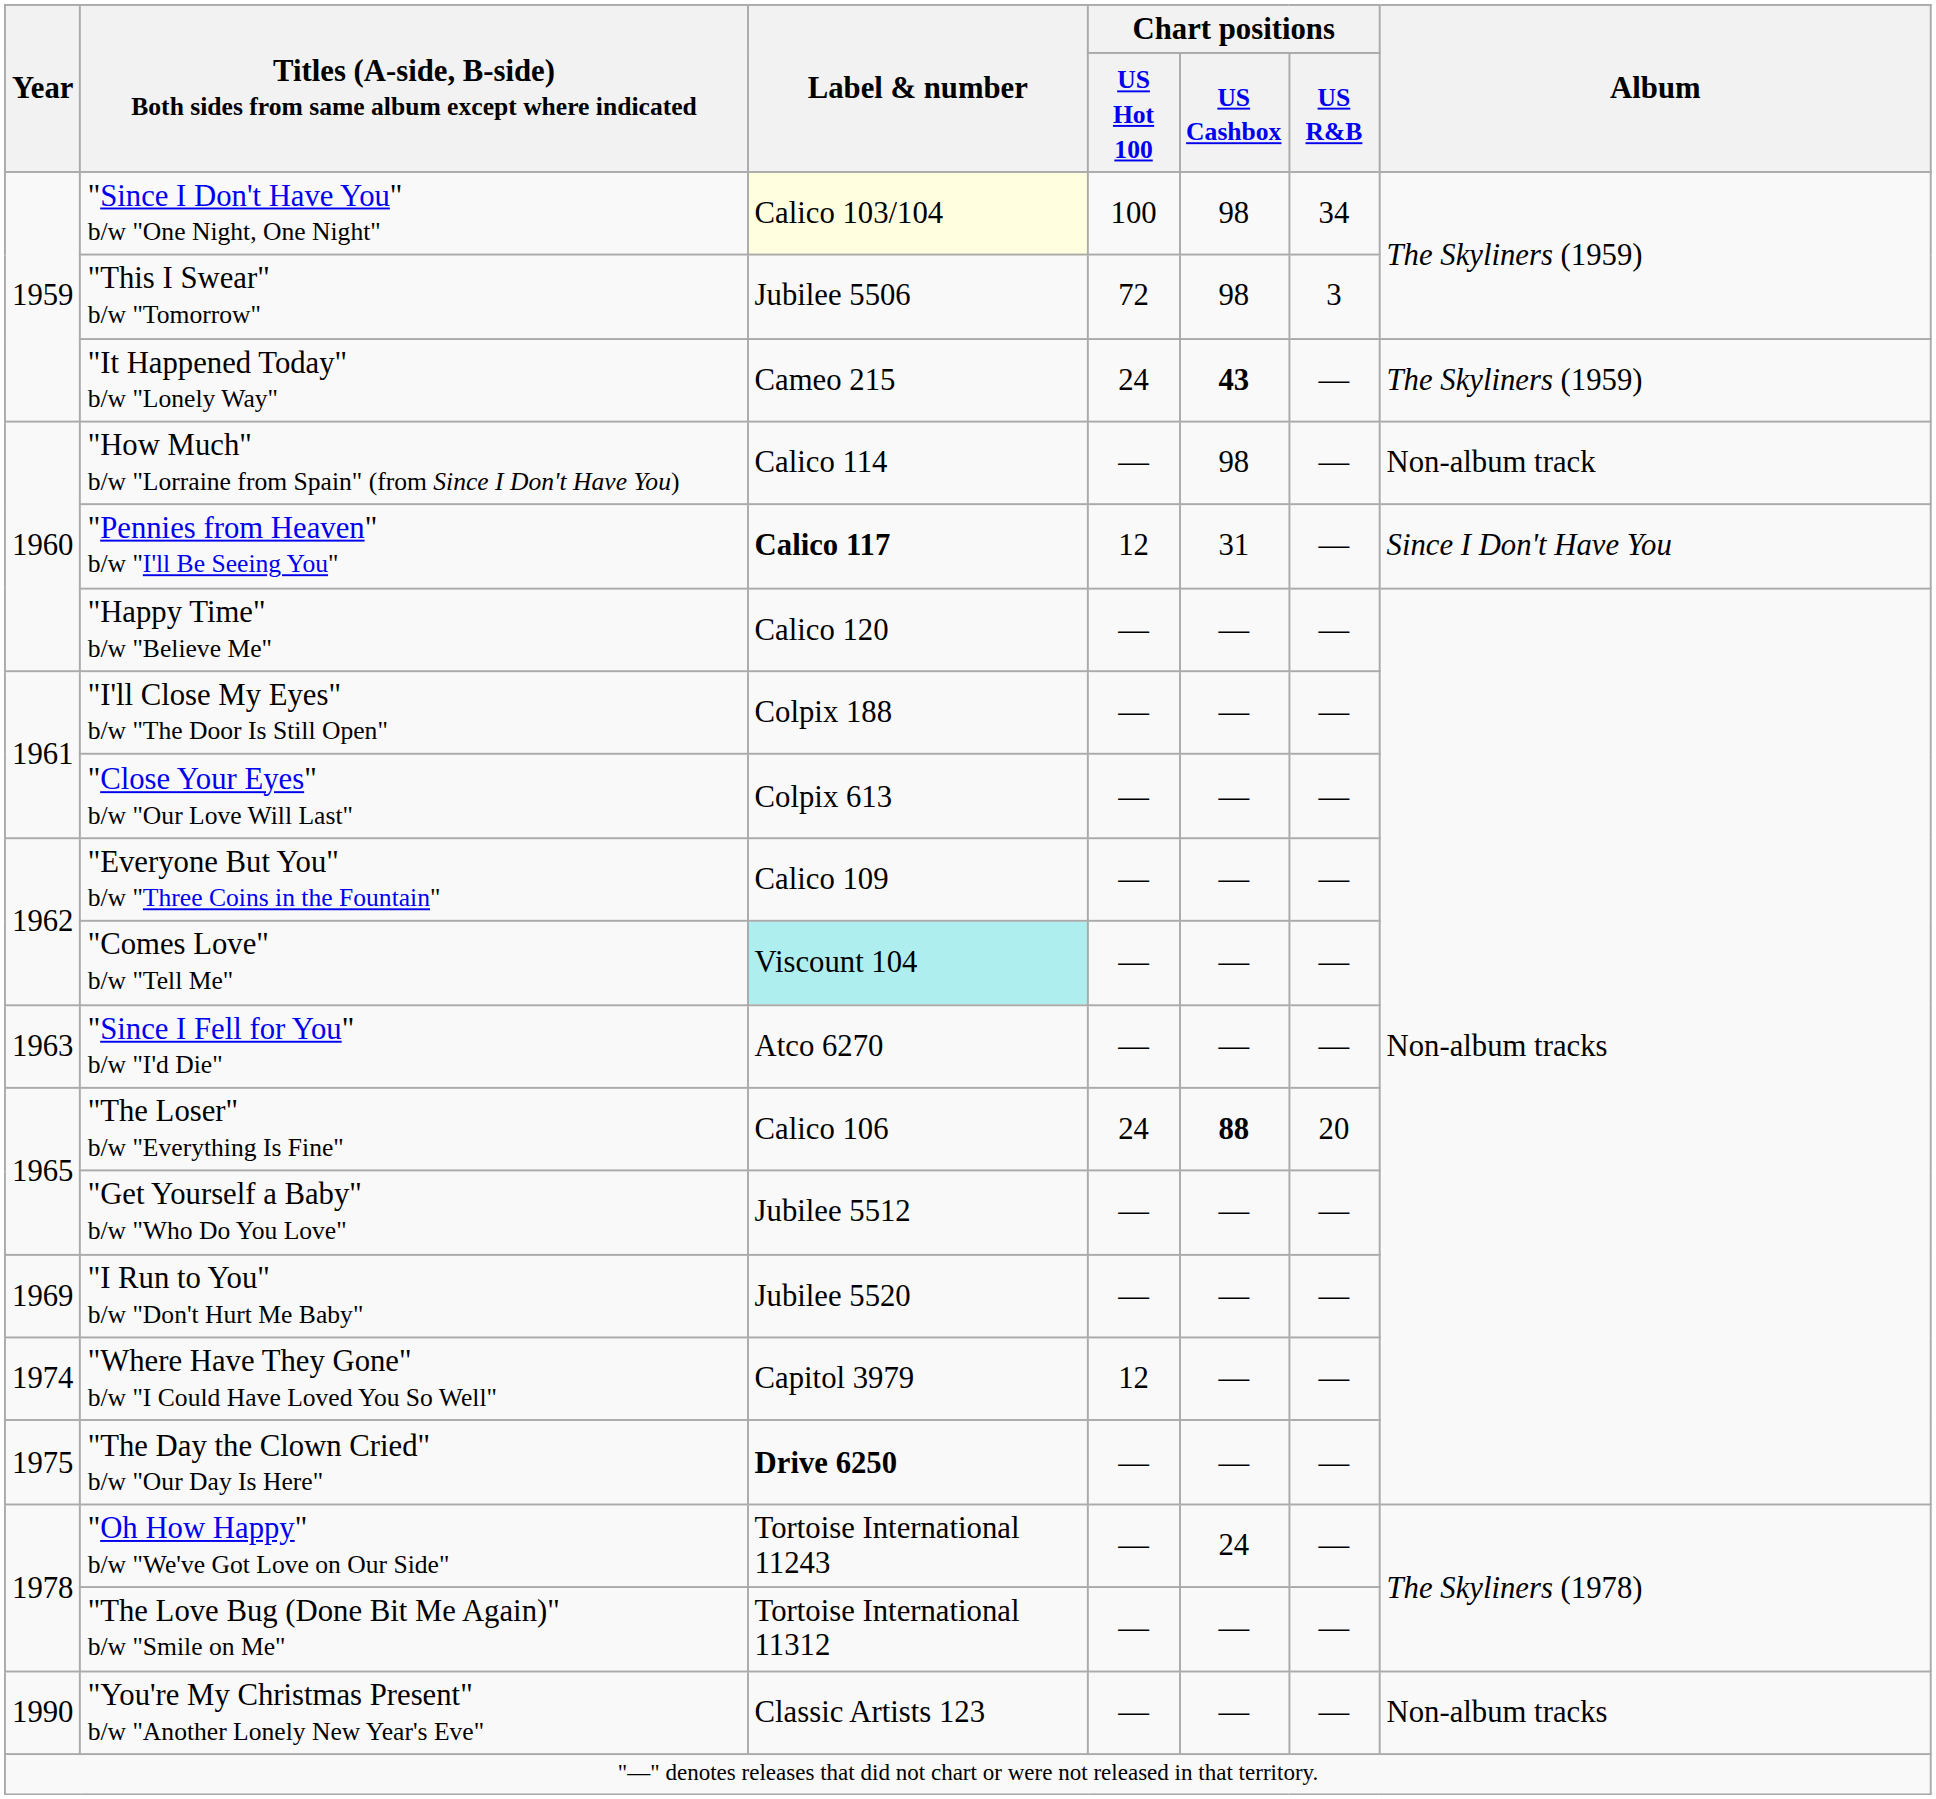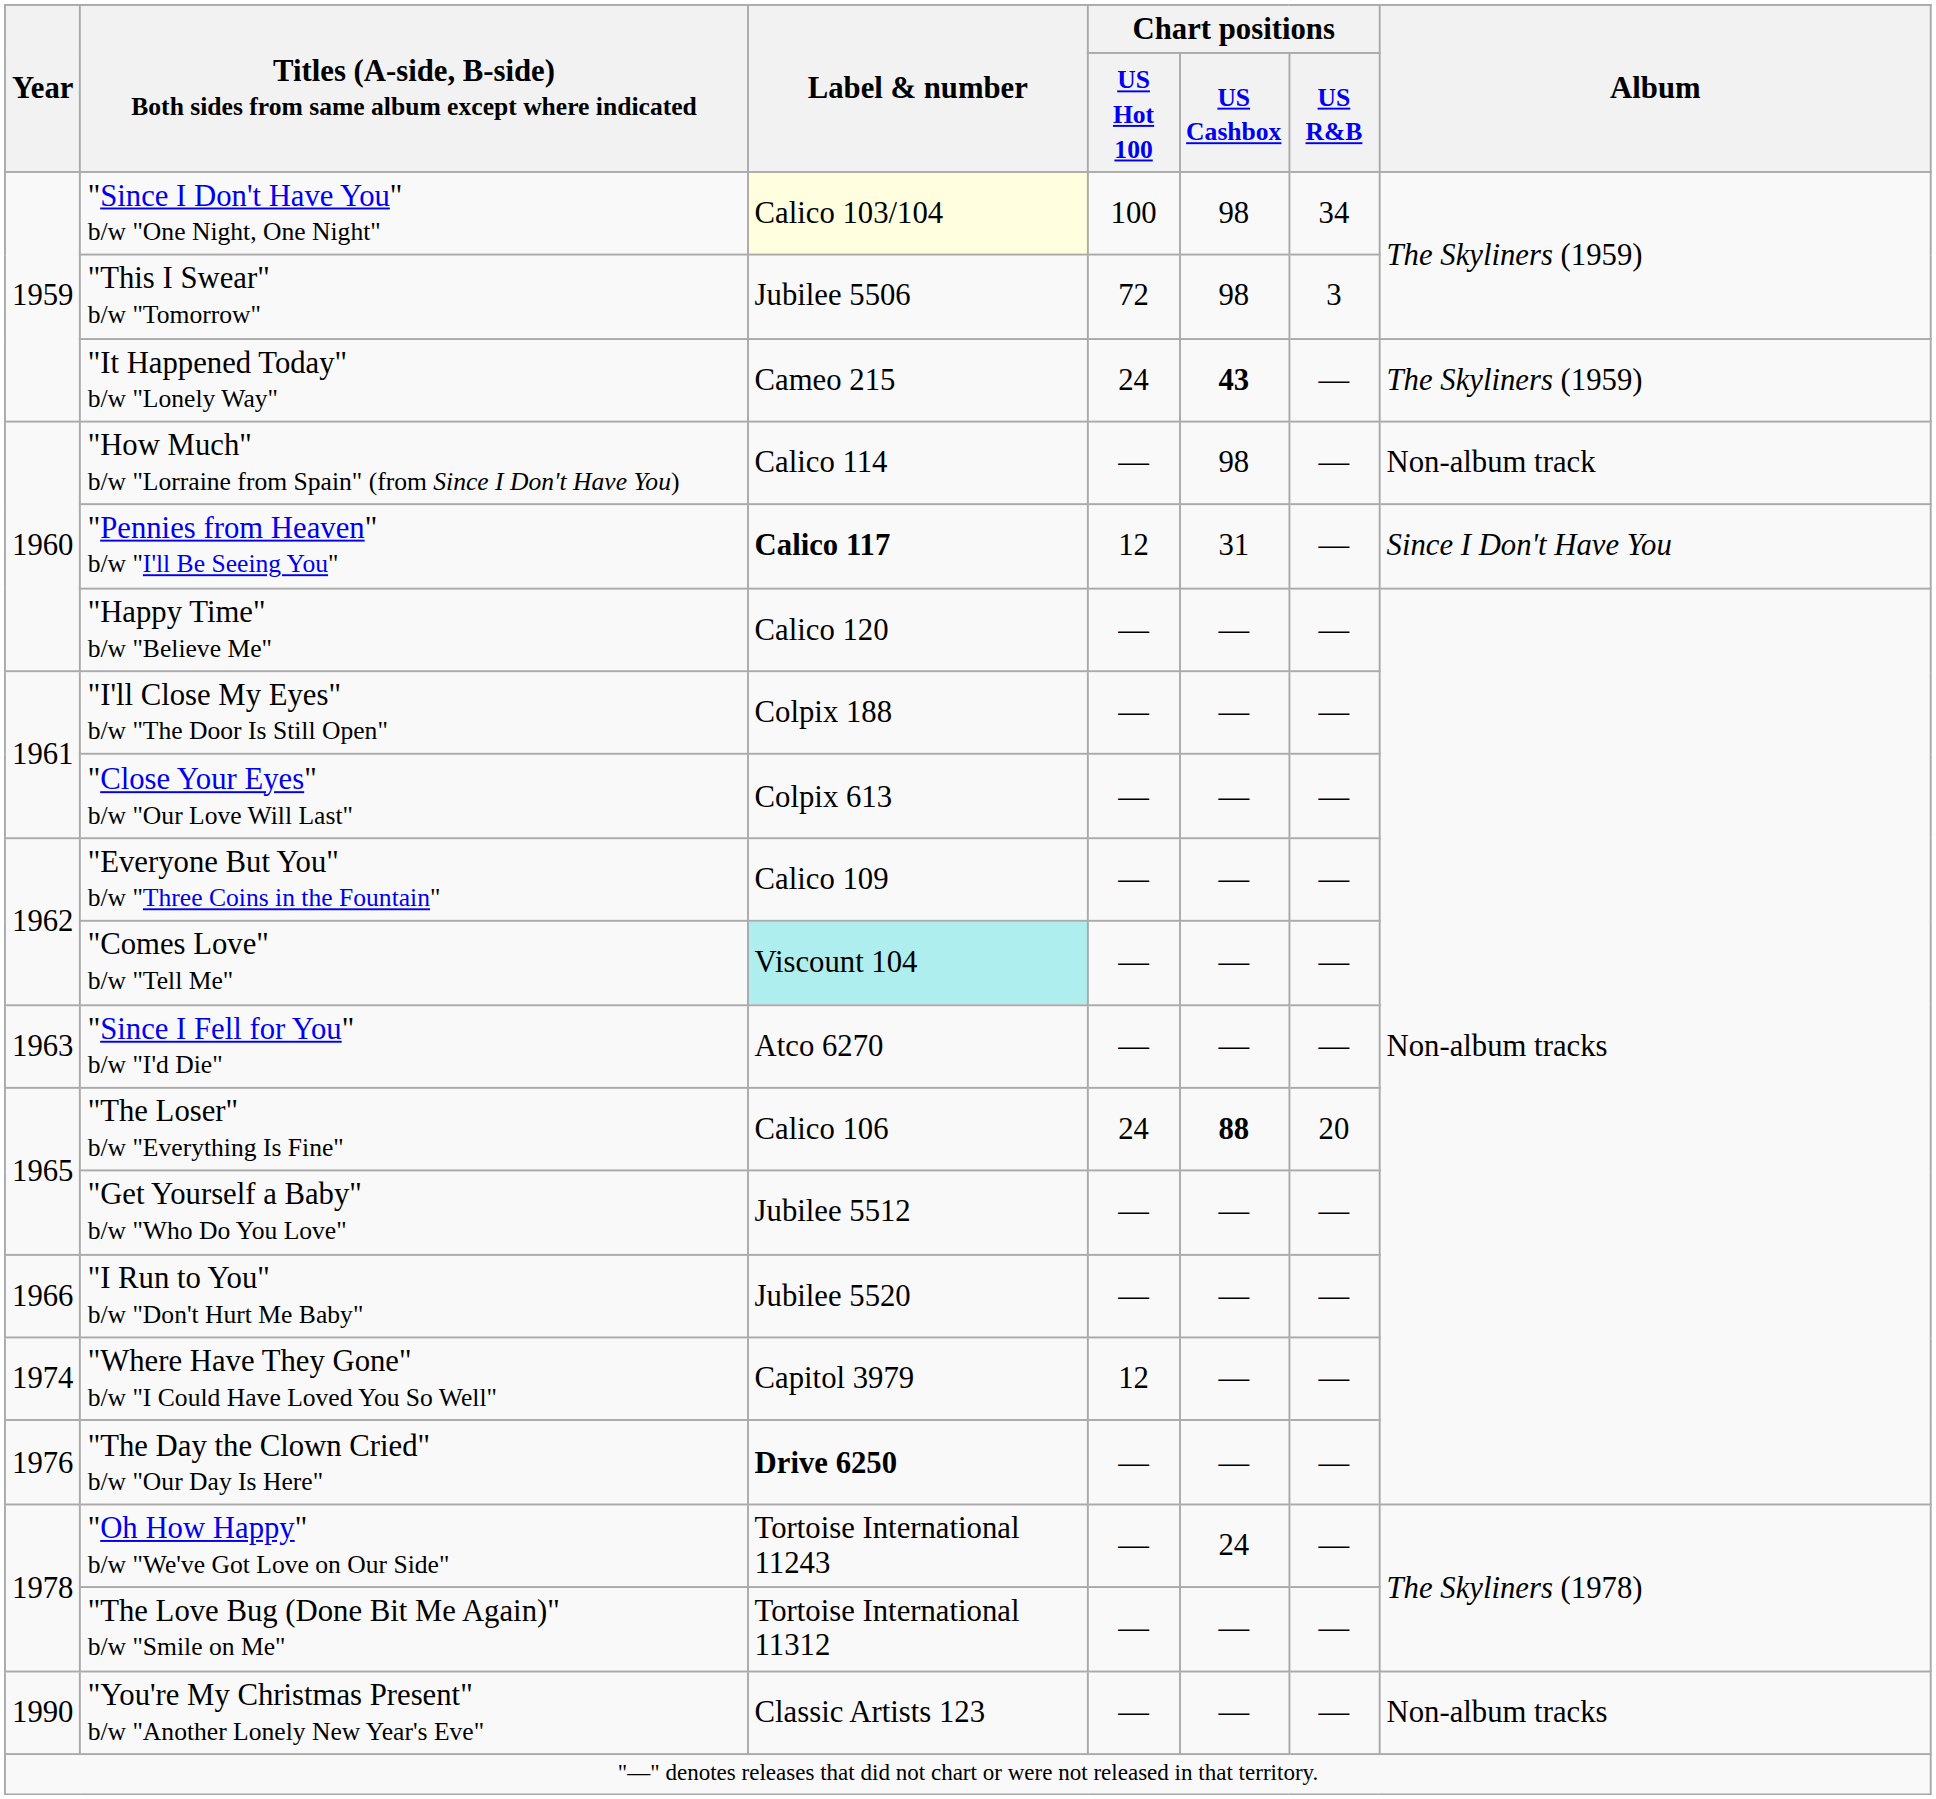(43, 1295) 1969 -> (43, 1295) 1966
(43, 1461) 1975 -> (43, 1461) 1976
